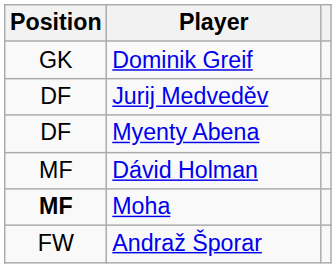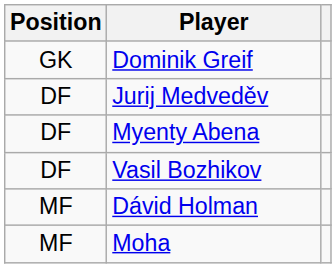+ row: (187, 170)
(56, 206) bold -> (56, 243) normal
- row: (187, 243)
